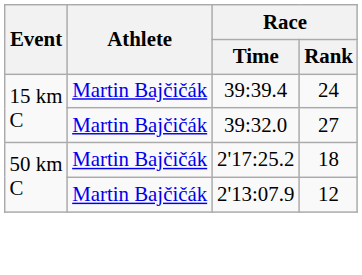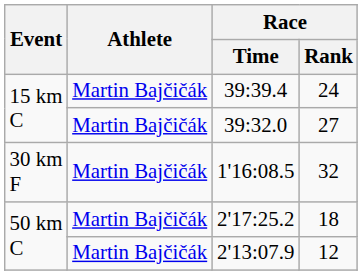+ row: (256, 172)
